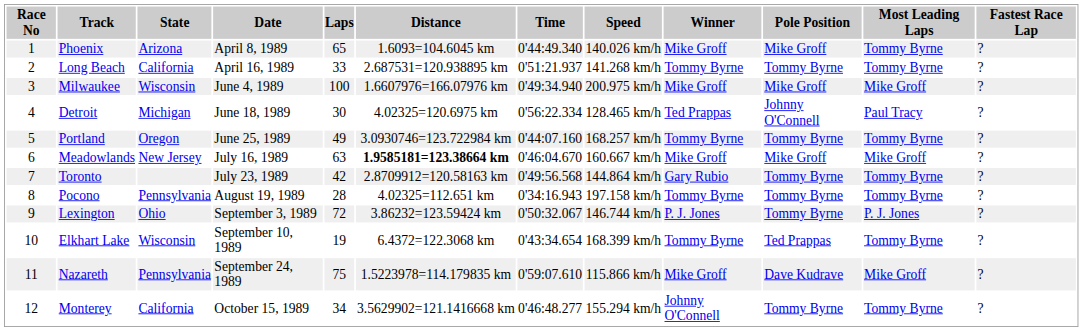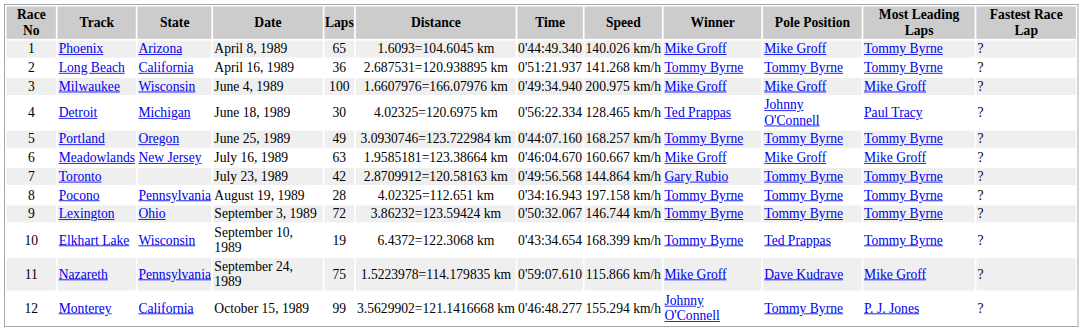(339, 67) 33 -> (339, 67) 36
(436, 157) bold -> (436, 157) normal
(692, 214) P. J. Jones -> (704, 214) Tommy Byrne
(892, 214) P. J. Jones -> (903, 214) Tommy Byrne
(339, 308) 34 -> (339, 308) 99
(903, 308) Tommy Byrne -> (892, 308) P. J. Jones
